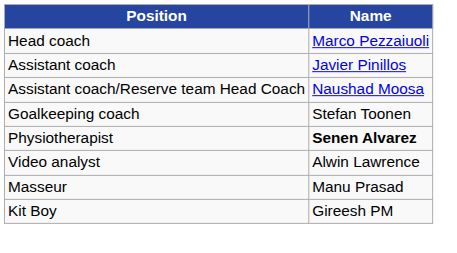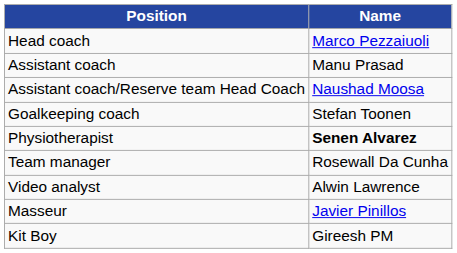(359, 65) Javier Pinillos -> (358, 65) Manu Prasad
+ row: (59, 162)
(358, 187) Manu Prasad -> (359, 211) Javier Pinillos
